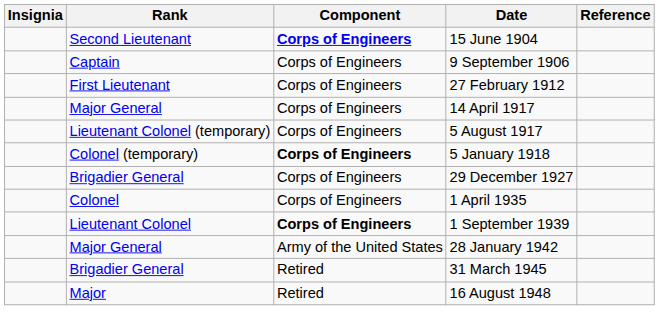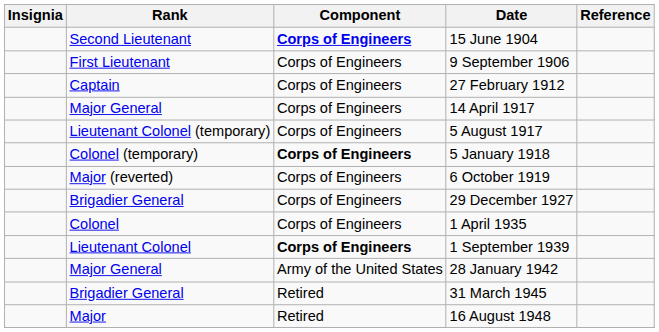(95, 62) Captain -> (120, 62) First Lieutenant
(120, 85) First Lieutenant -> (95, 85) Captain
+ row: (500, 177)
